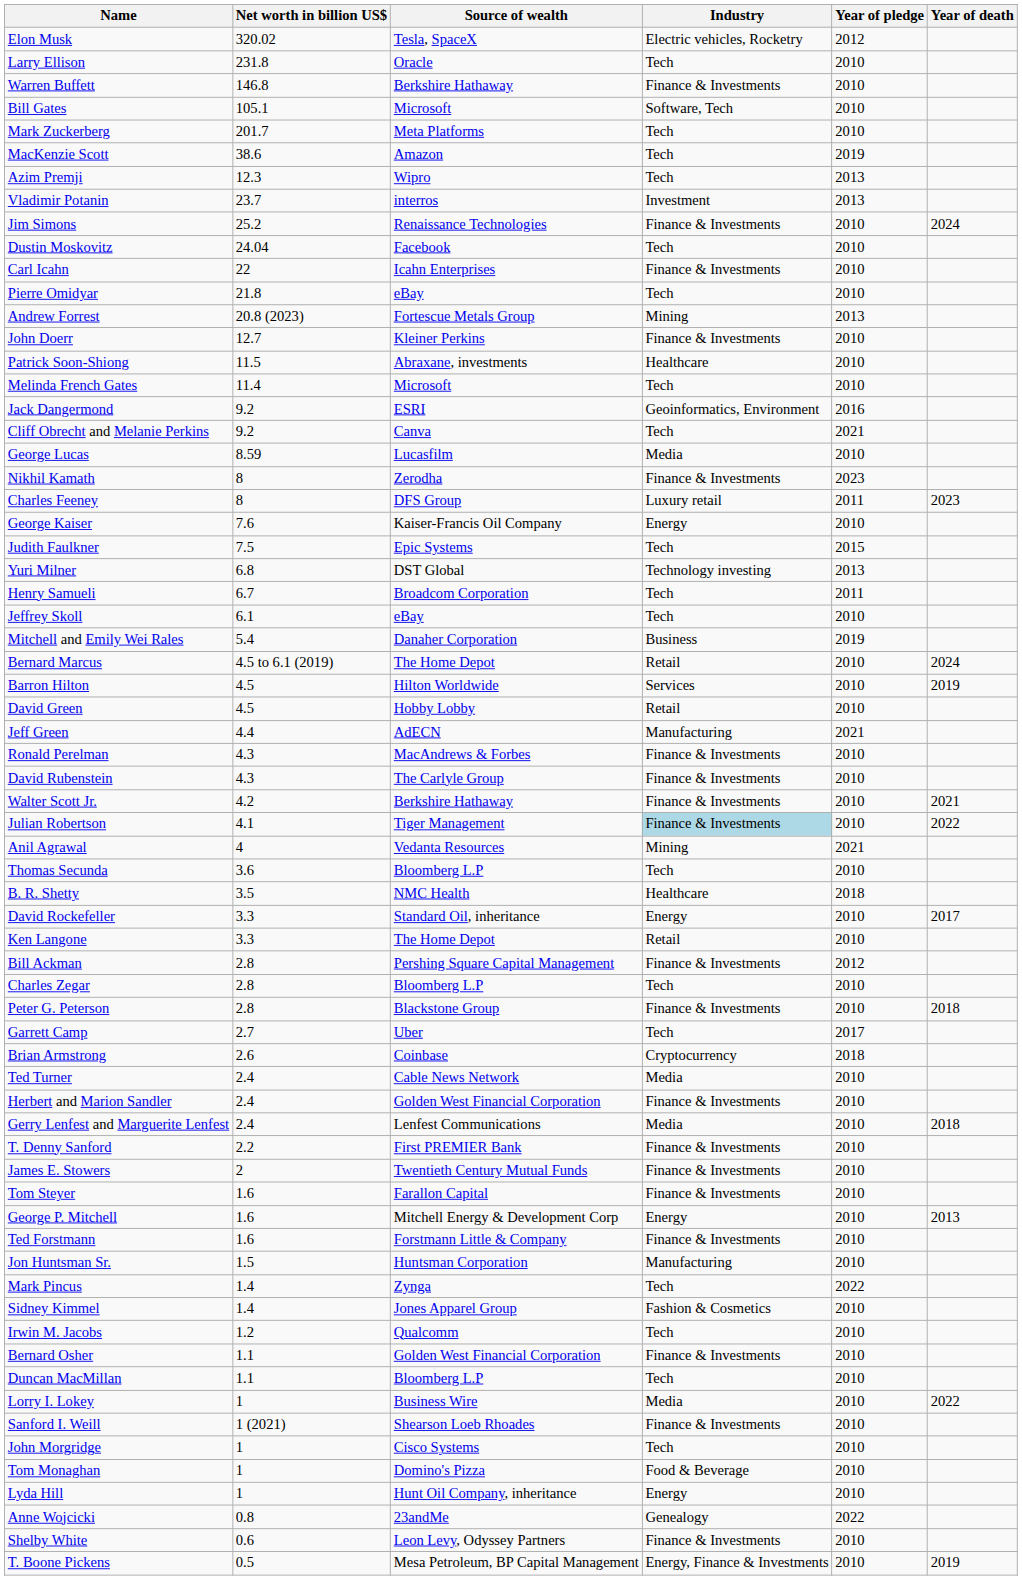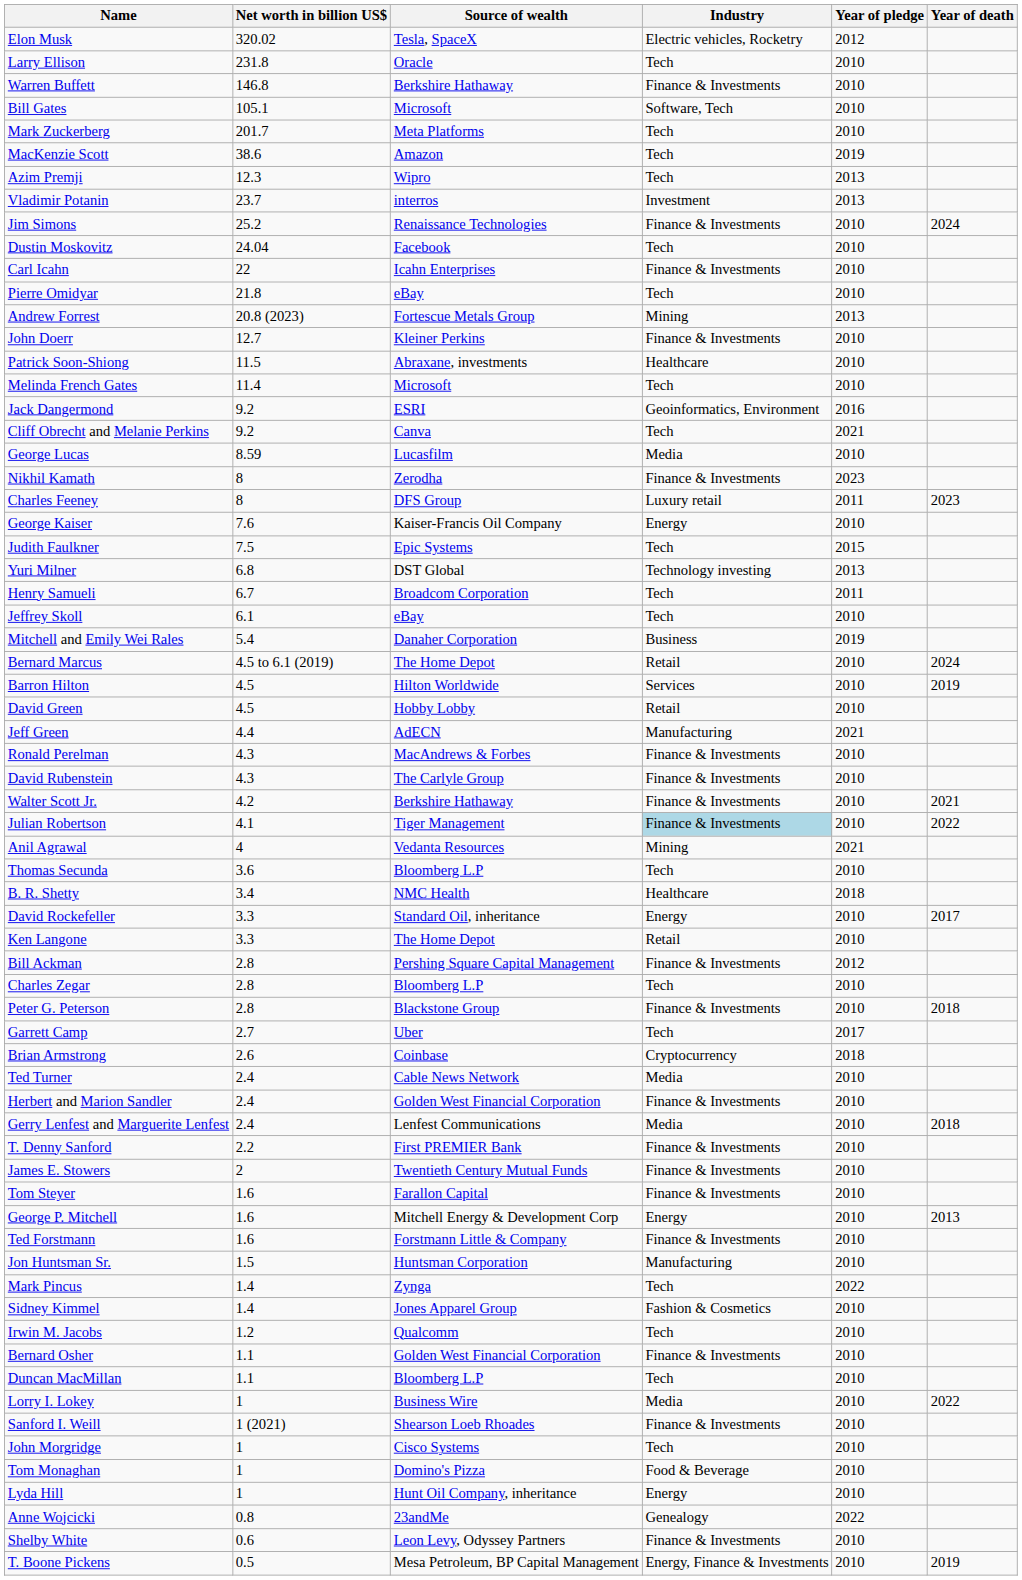(245, 893) 3.5 -> (245, 893) 3.4
